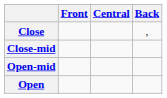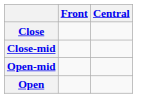- column: (147, 13)
